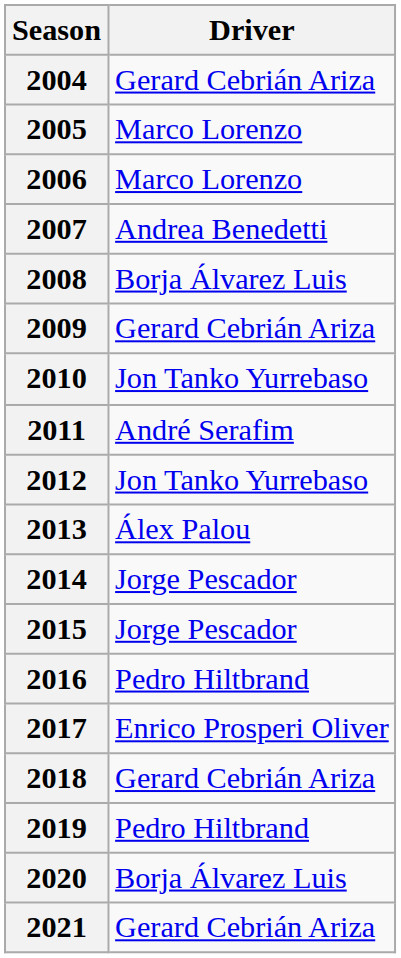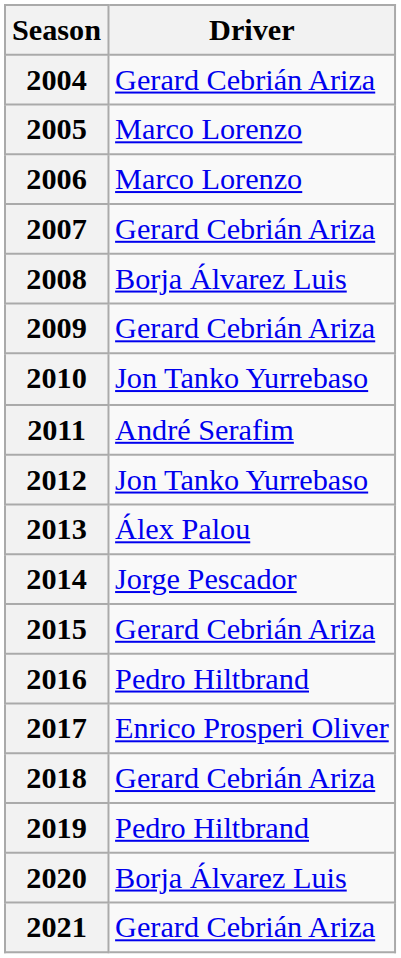(221, 229) Andrea Benedetti -> (245, 229) Gerard Cebrián Ariza
(206, 628) Jorge Pescador -> (245, 628) Gerard Cebrián Ariza
